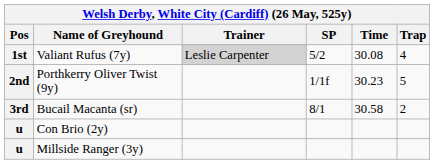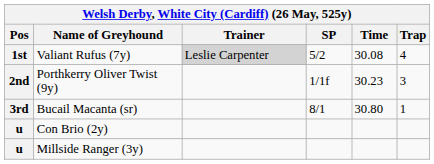(403, 81) 5 -> (403, 81) 3
(369, 108) 30.58 -> (369, 108) 30.80
(403, 108) 2 -> (403, 108) 1
